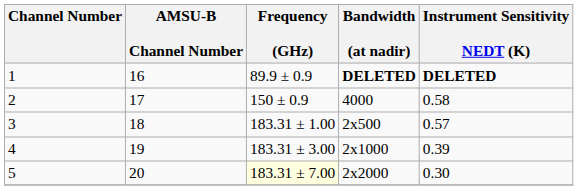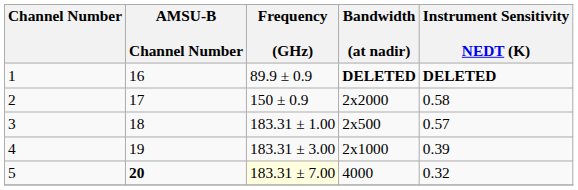(358, 99) 4000 -> (365, 99) 2x2000
(137, 173) normal -> (137, 173) bold
(365, 173) 2x2000 -> (358, 173) 4000
(436, 173) 0.30 -> (436, 173) 0.32
